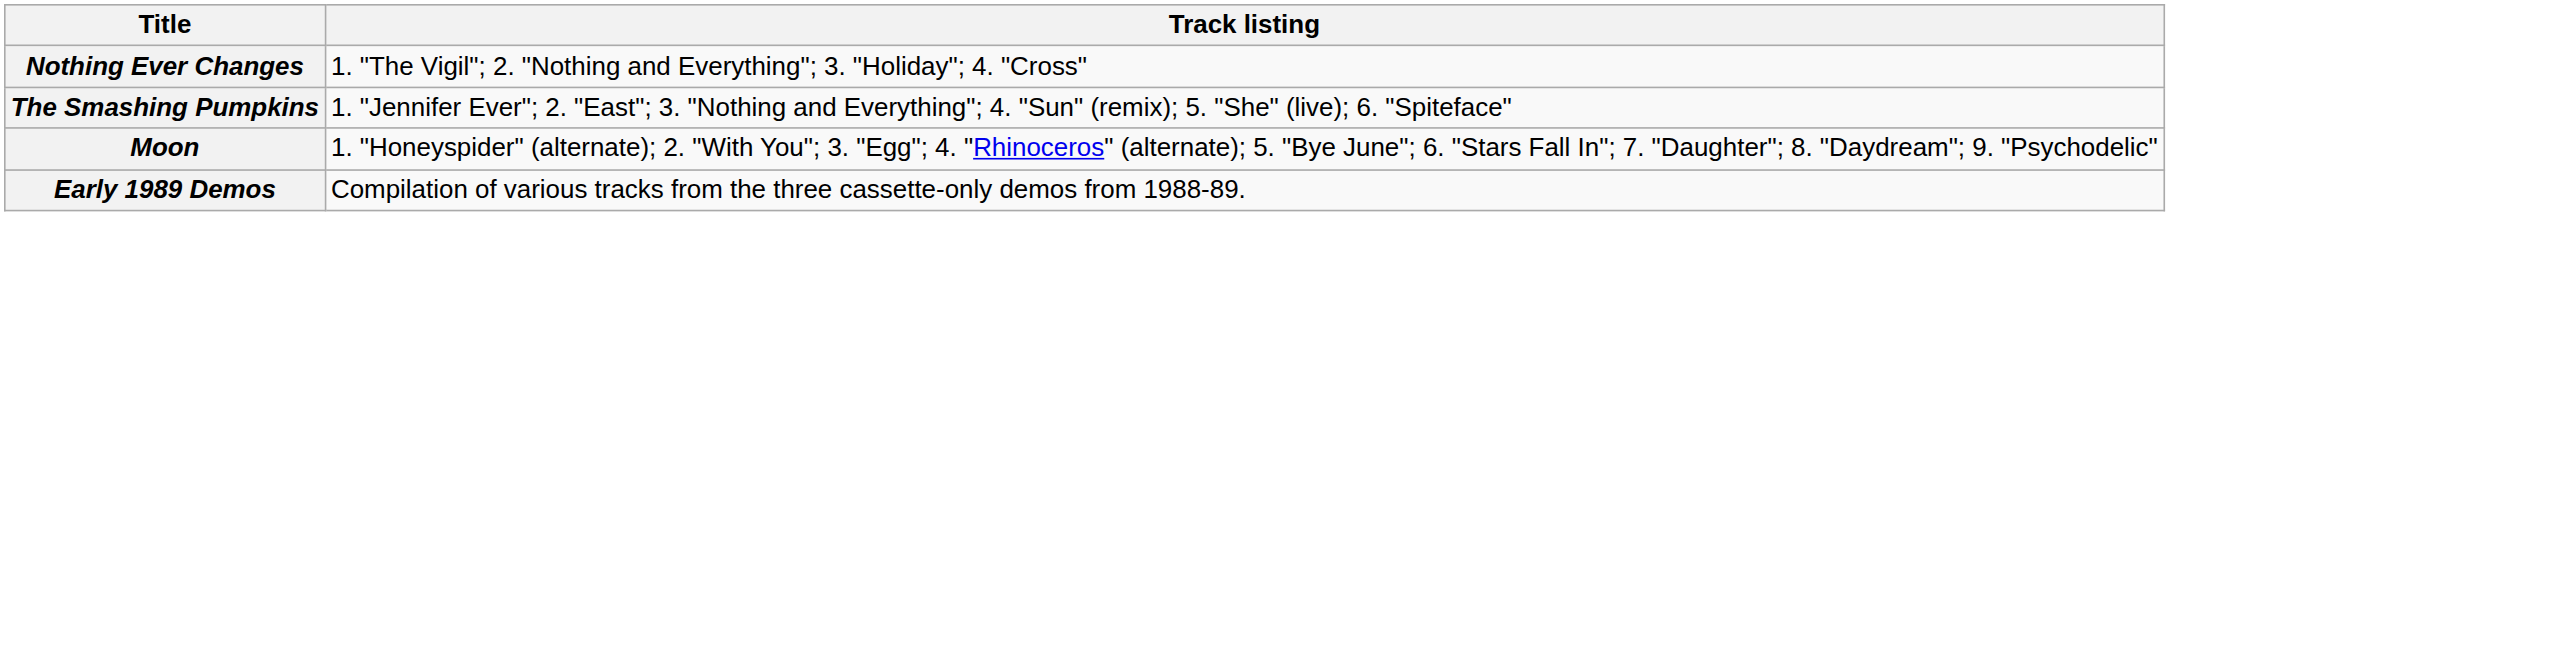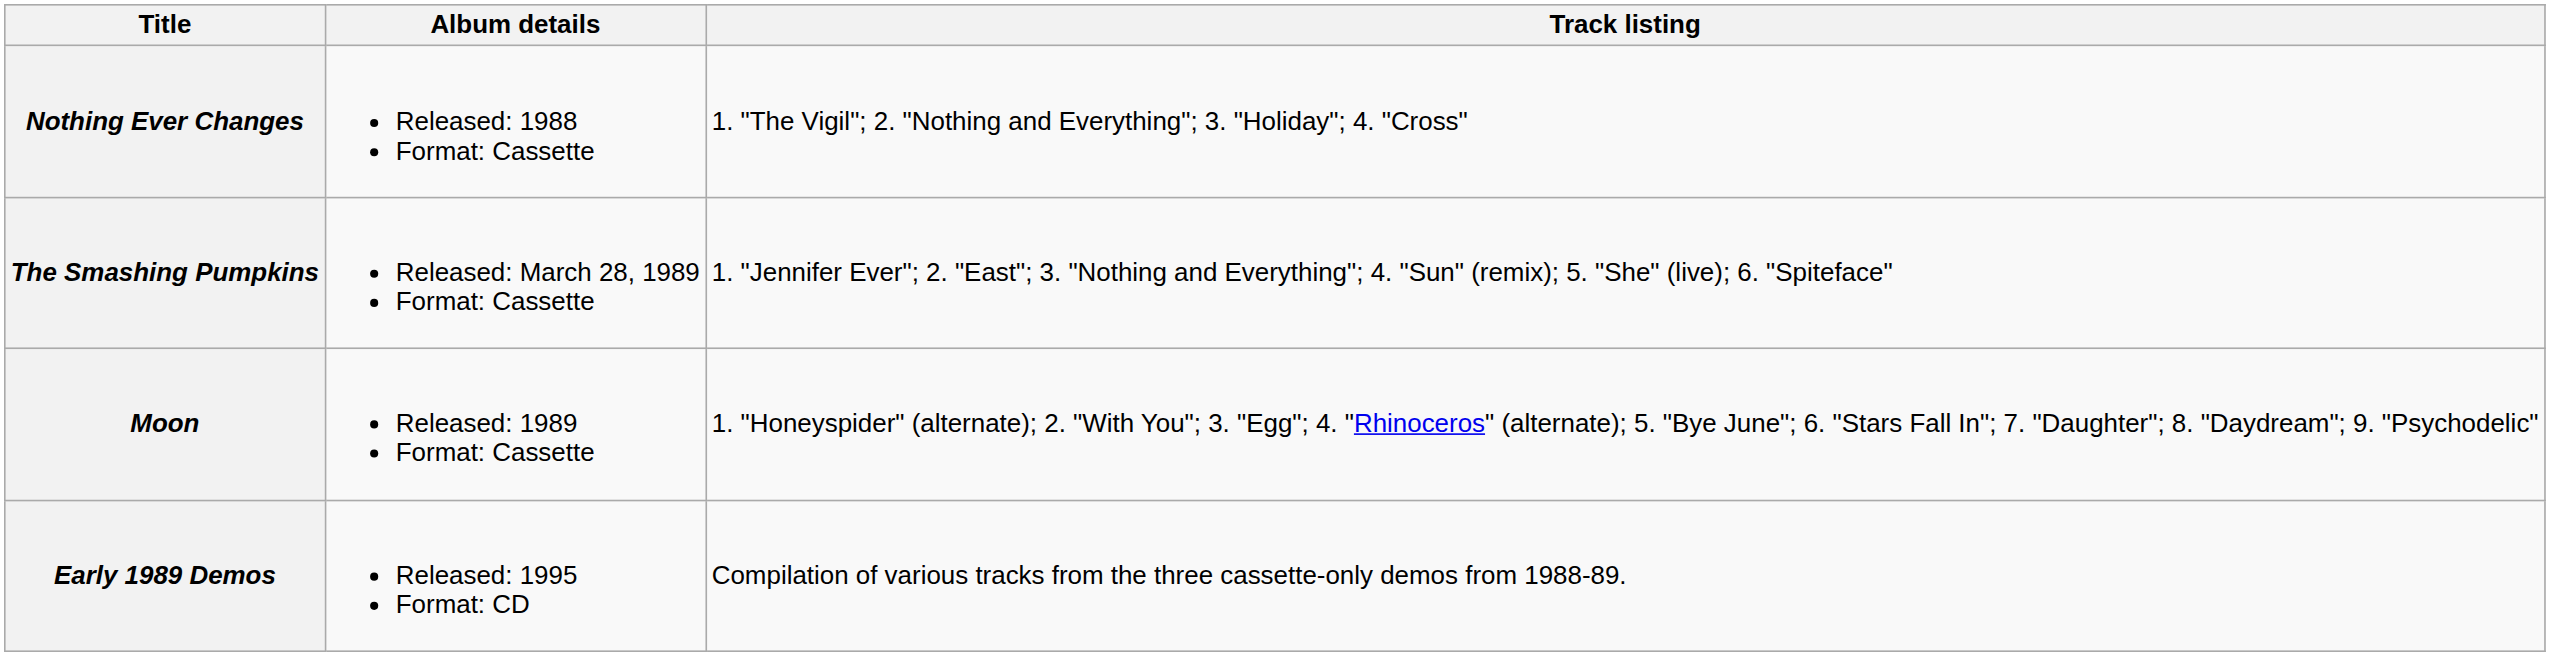+ column: (515, 25)
